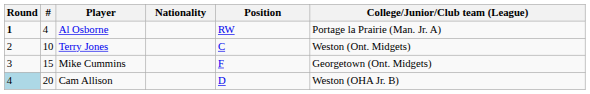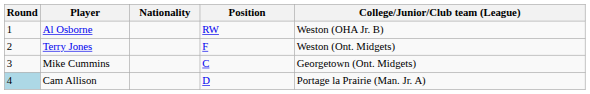- column: (48, 13)
(9, 30) bold -> (9, 30) normal
(377, 30) Portage la Prairie (Man. Jr. A) -> (340, 30) Weston (OHA Jr. B)
(222, 47) C -> (205, 47) F
(221, 64) F -> (206, 64) C
(356, 81) Weston (OHA Jr. B) -> (361, 81) Portage la Prairie (Man. Jr. A)
